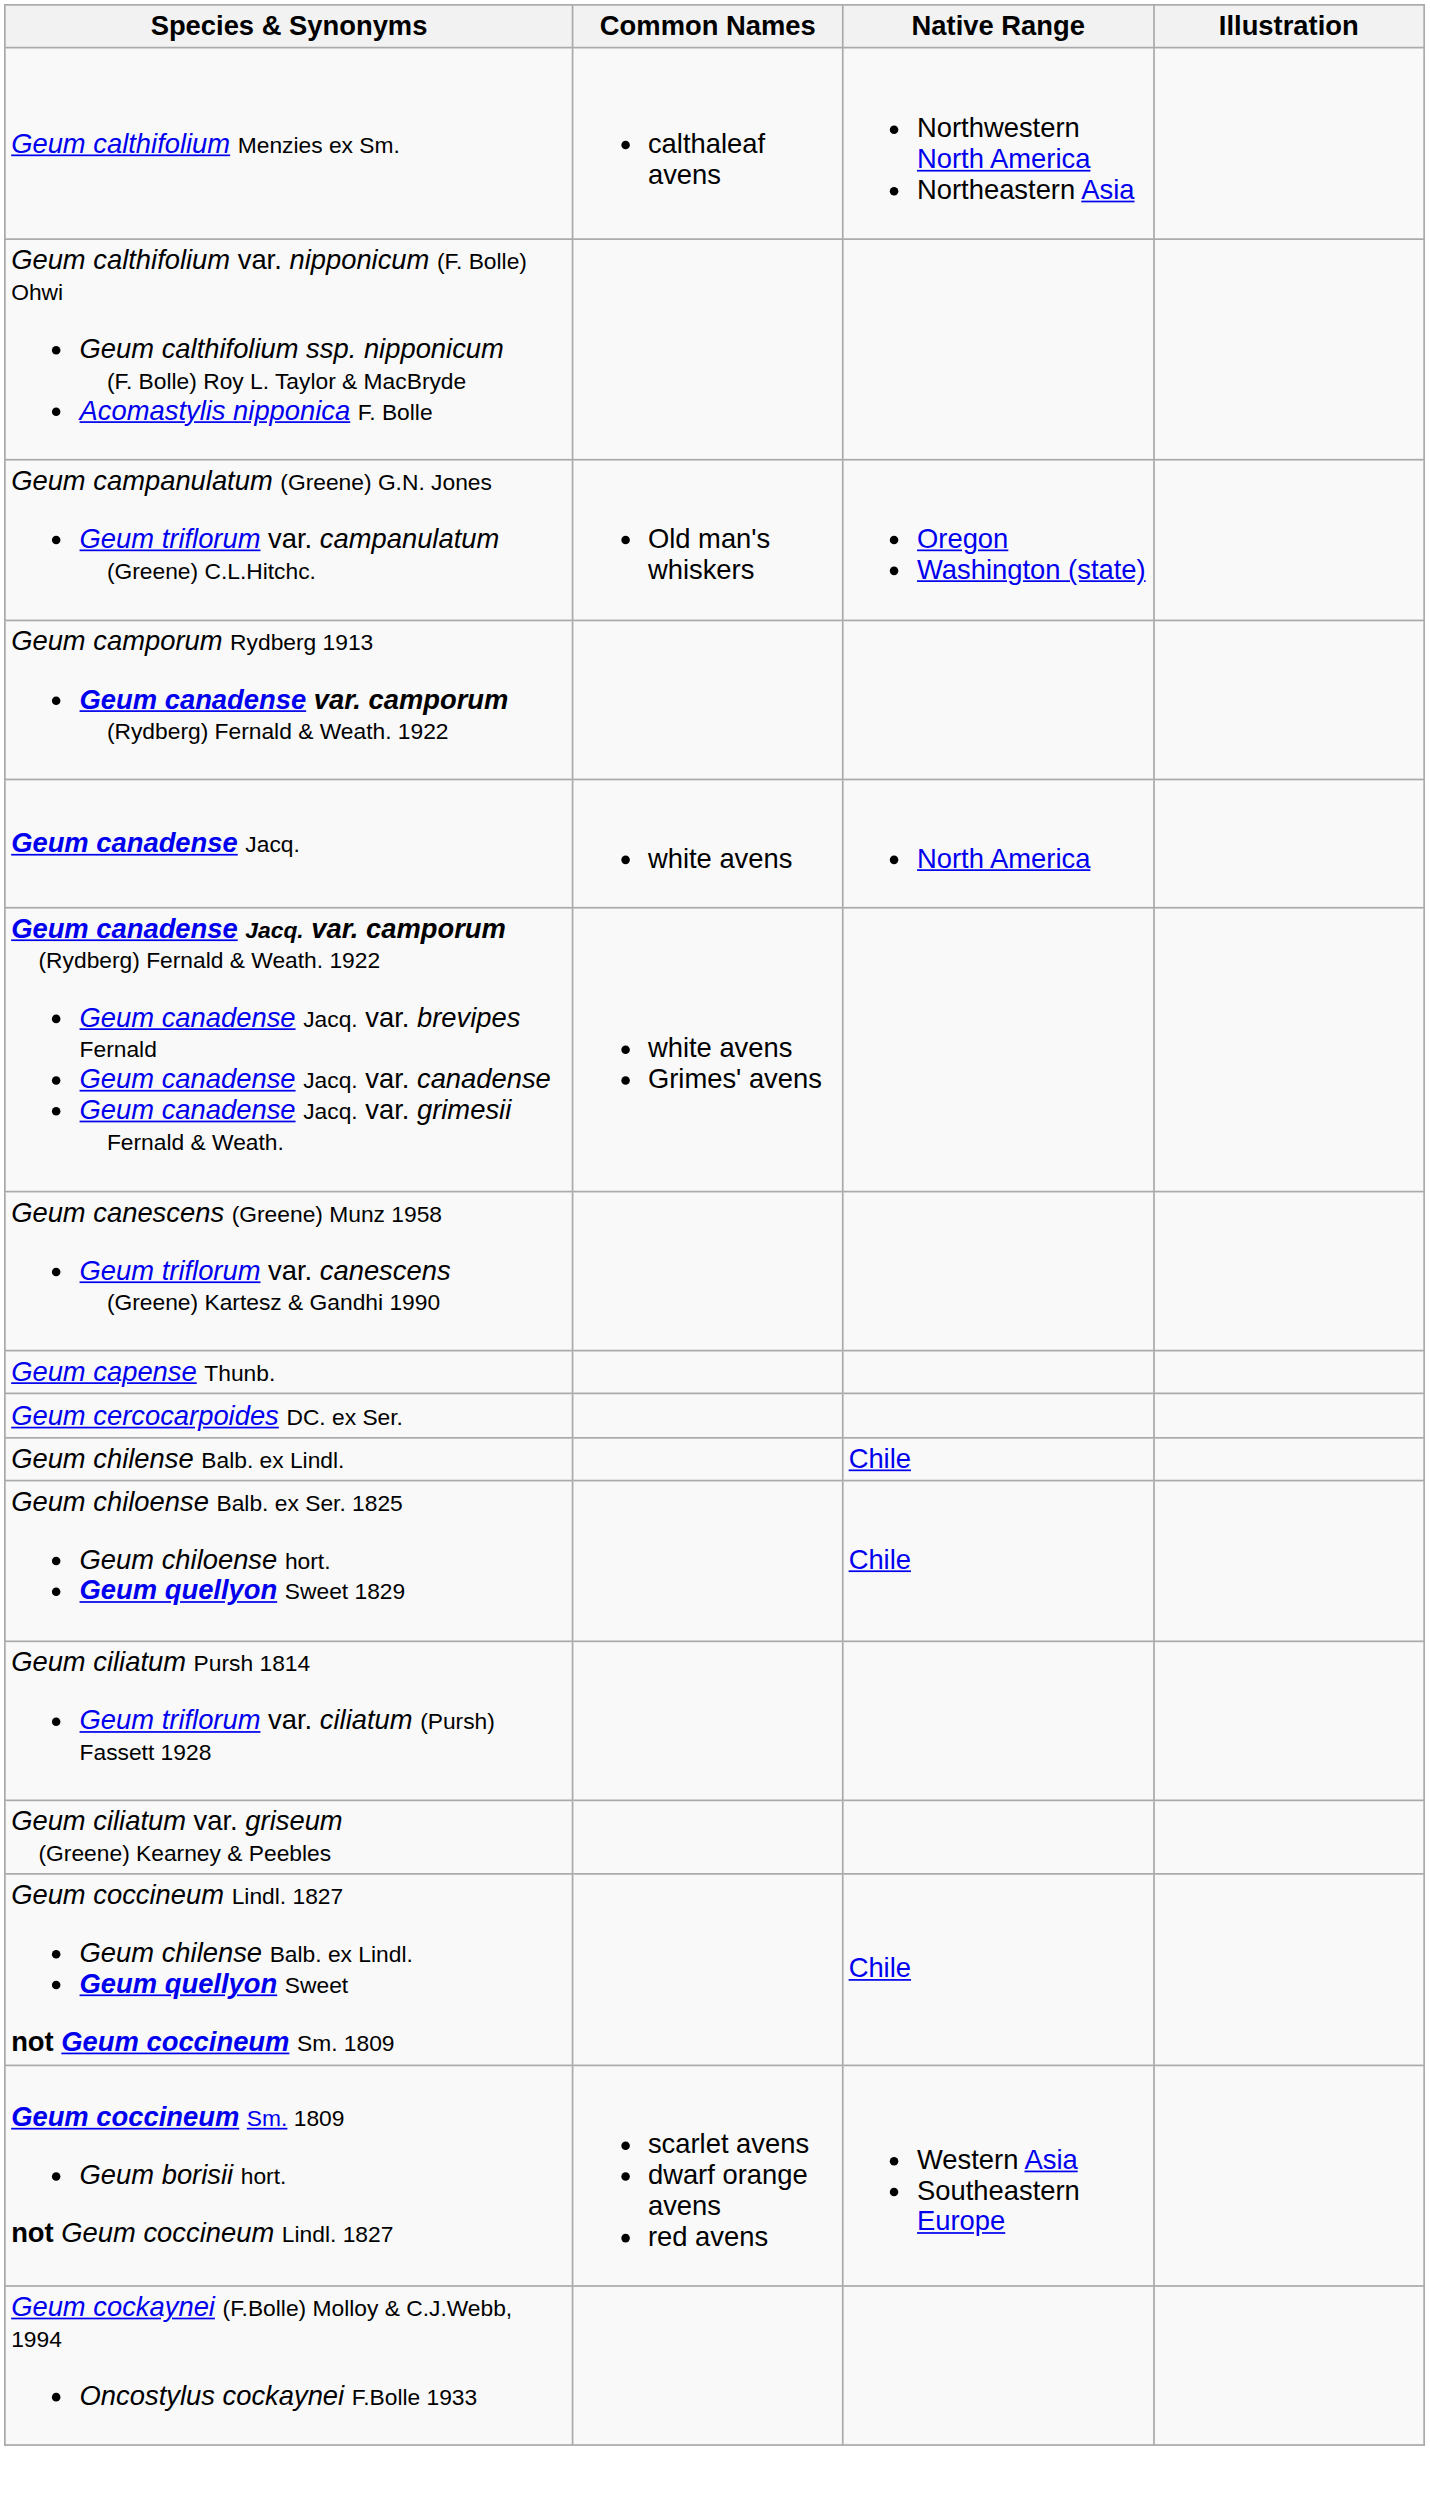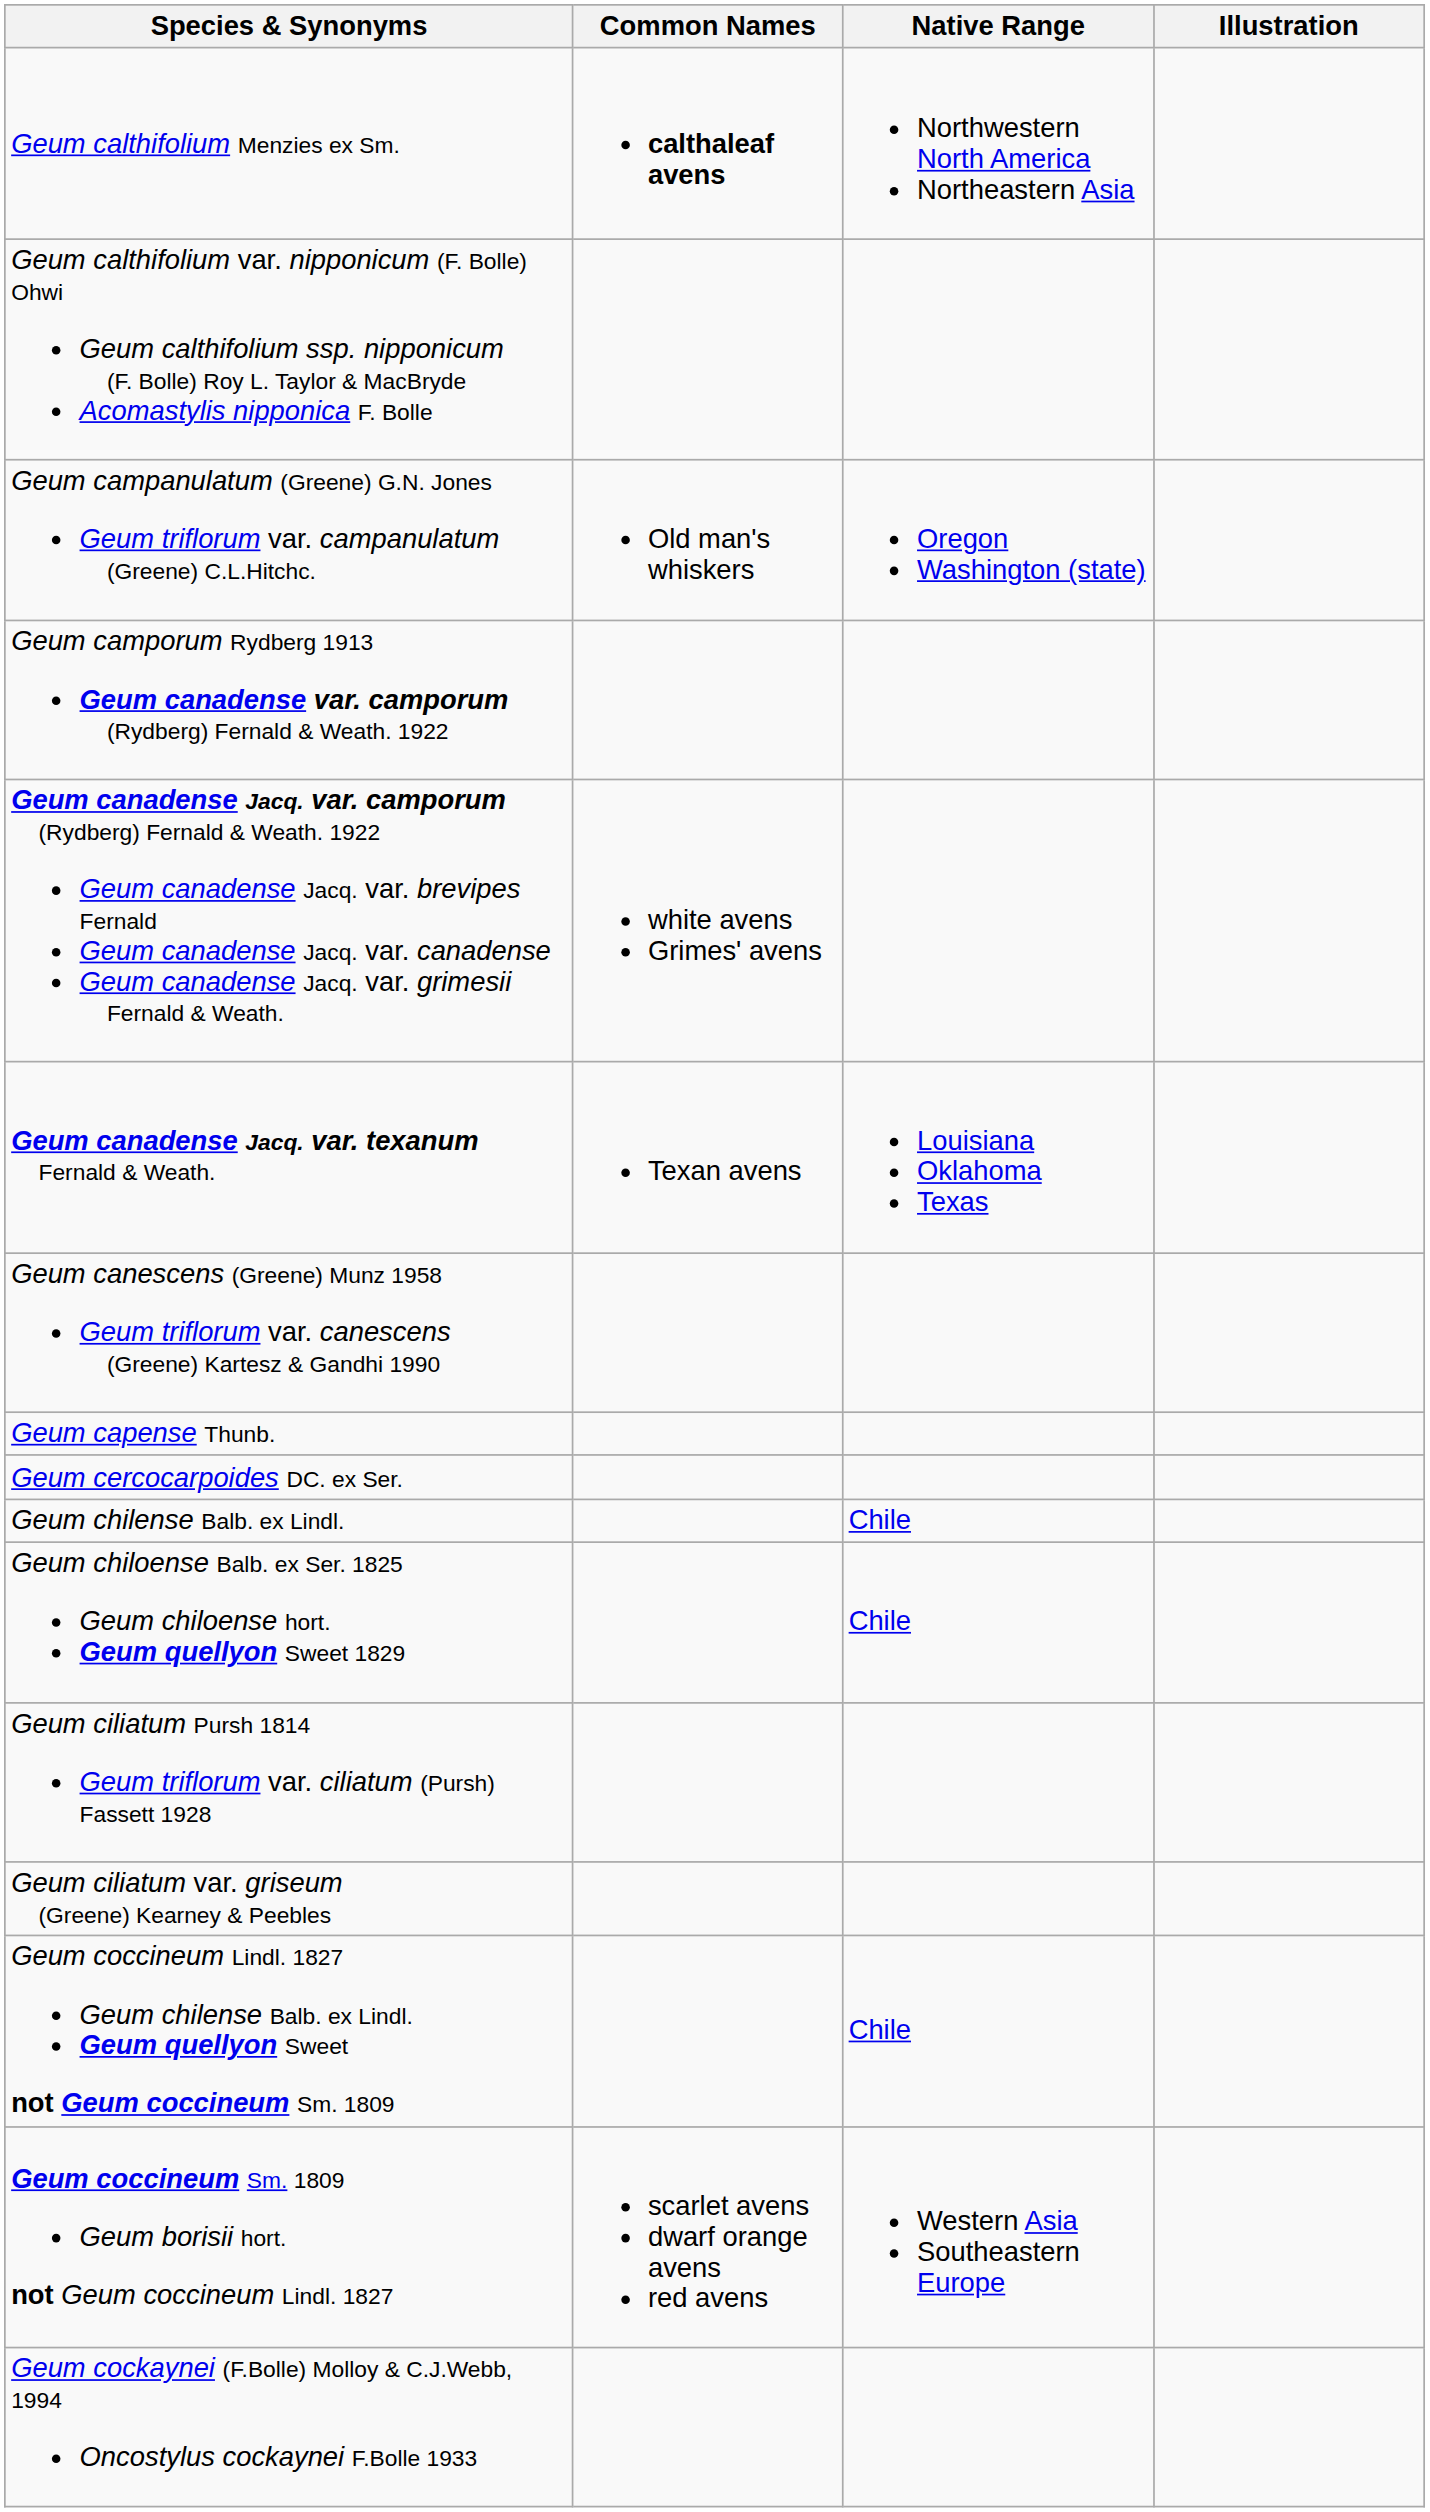(708, 159) normal -> (708, 159) bold
- row: (155, 843)
+ row: (245, 1156)
